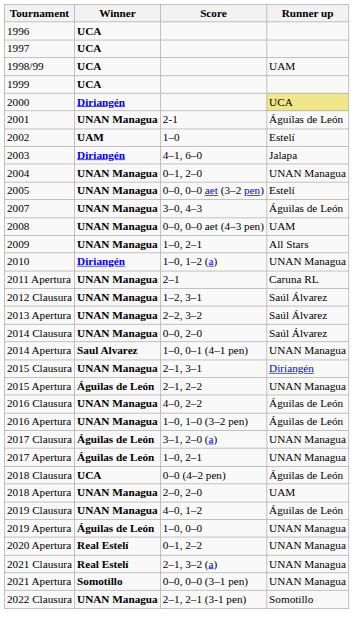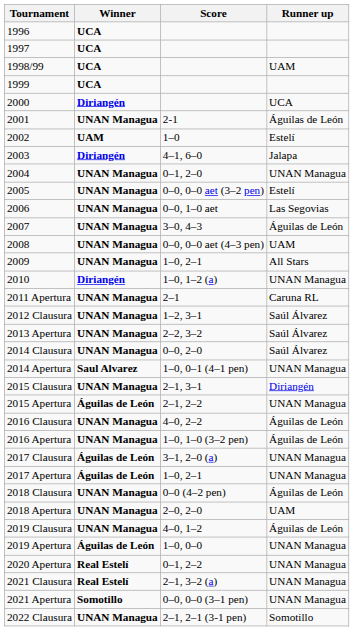(281, 102) khaki background -> (281, 102) no background
+ row: (18, 208)
(89, 475) UCA -> (117, 492) UNAN Managua
